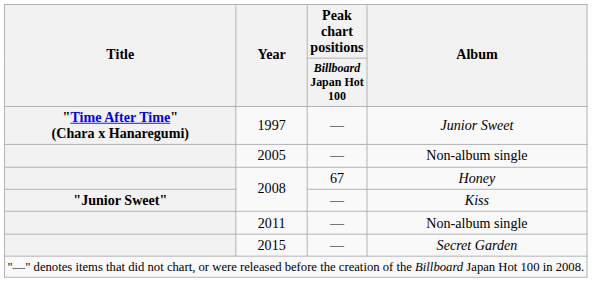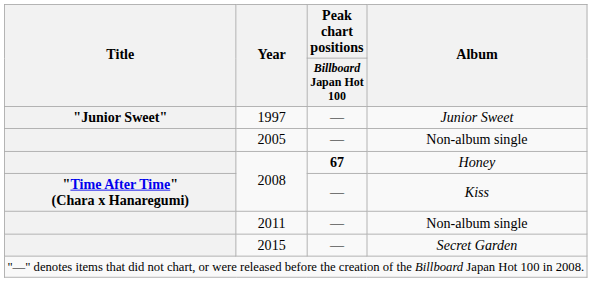(120, 125) "Time After Time" (Chara x Hanaregumi) -> (120, 117) "Junior Sweet"
(337, 178) normal -> (337, 162) bold
(120, 200) "Junior Sweet" -> (120, 192) "Time After Time" (Chara x Hanaregumi)
